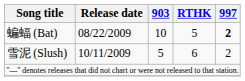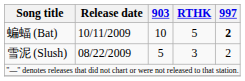(105, 33) 08/22/2009 -> (104, 33) 10/11/2009
(104, 54) 10/11/2009 -> (105, 54) 08/22/2009
(194, 54) 6 -> (194, 54) 3
